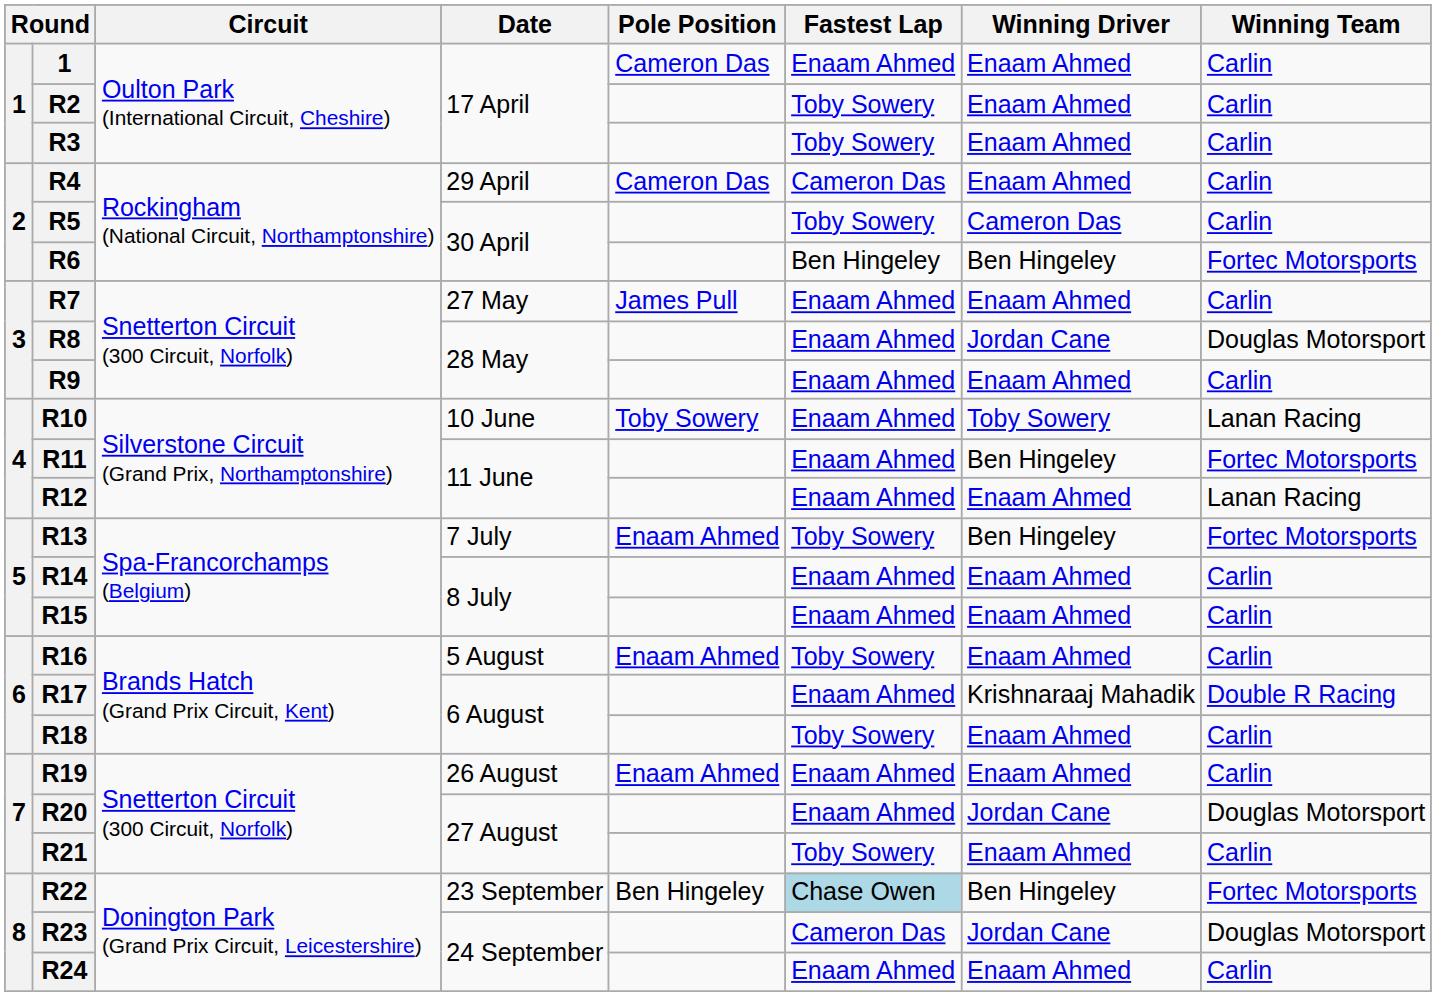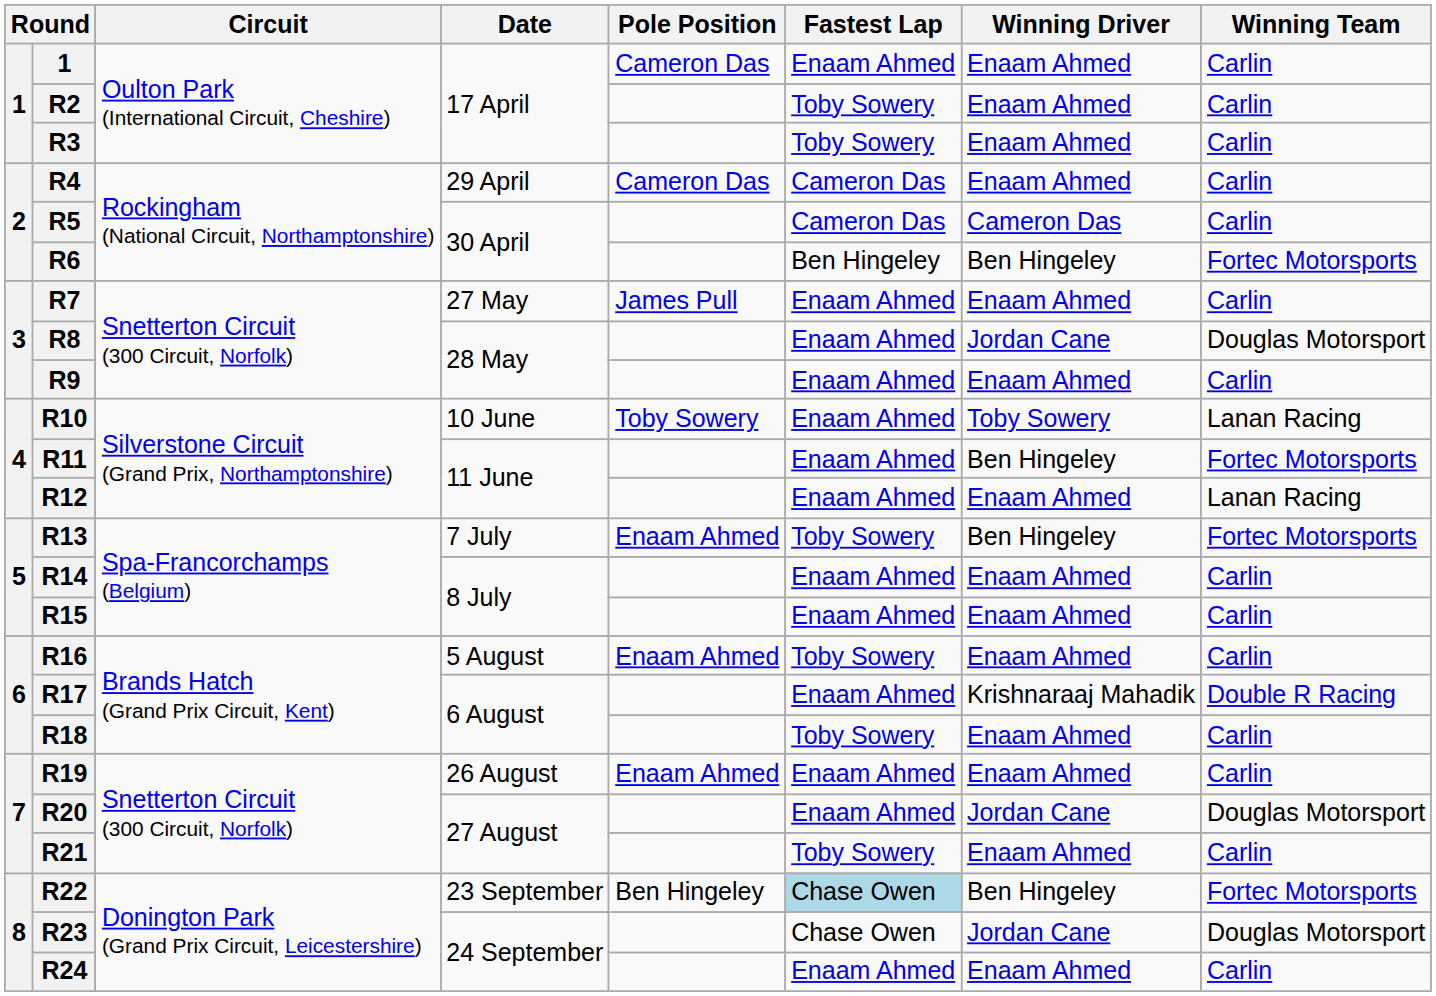(863, 221) Toby Sowery -> (868, 221) Cameron Das
(868, 931) Cameron Das -> (863, 931) Chase Owen
